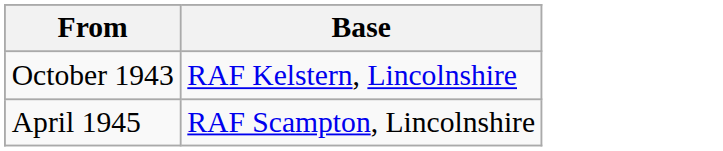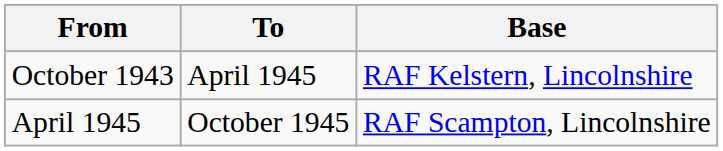+ column: (268, 27)
